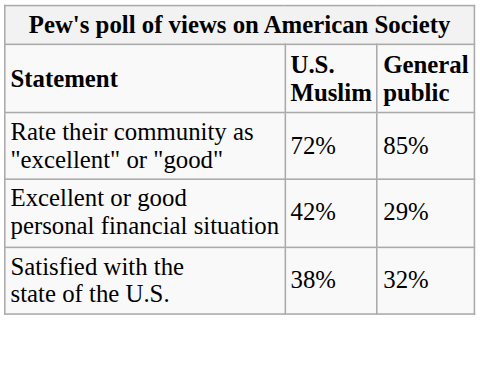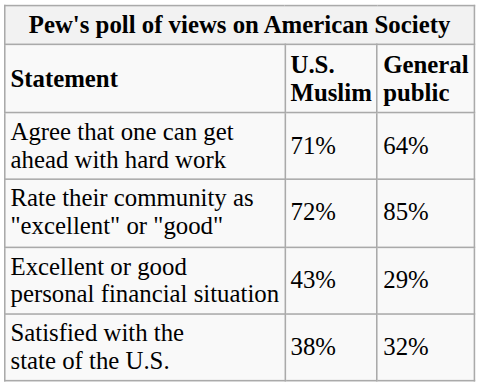+ row: (122, 145)
(313, 212) 42% -> (313, 279) 43%
